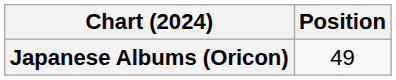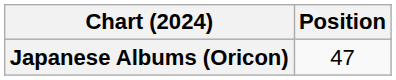(342, 57) 49 -> (342, 57) 47
